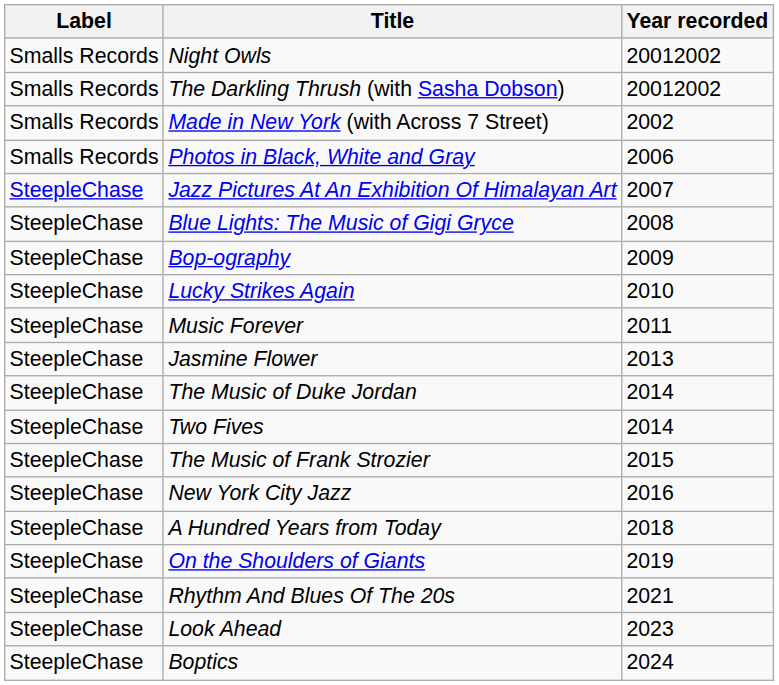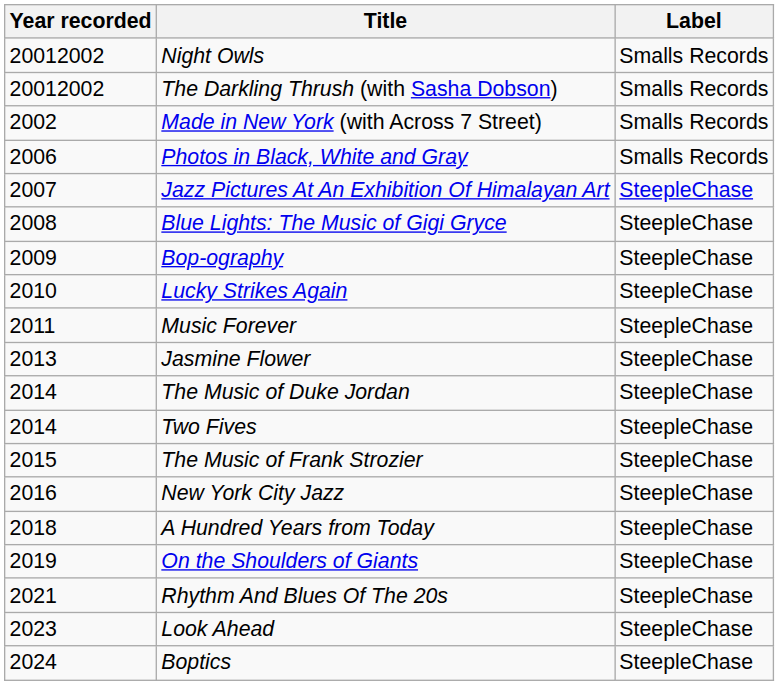columns swapped: (697, 21) <-> (84, 21)
